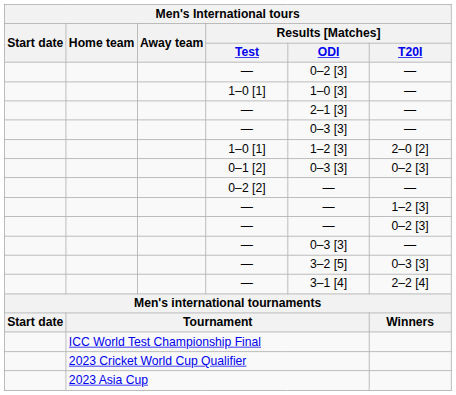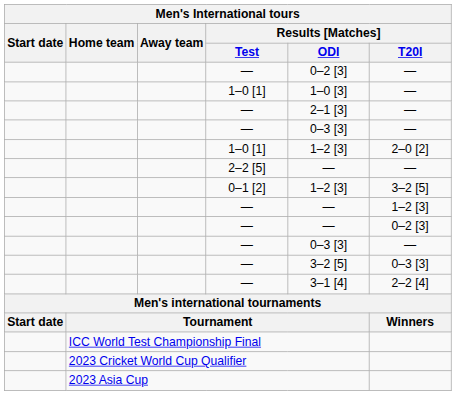+ row: (102, 168)
(329, 168) 0–3 [3] -> (329, 187) 1–2 [3]
(410, 168) 0–2 [3] -> (410, 187) 3–2 [5]
- row: (102, 188)
